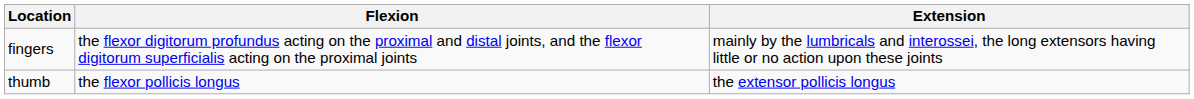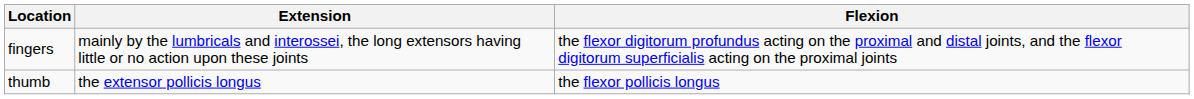columns swapped: (392, 16) <-> (949, 16)
